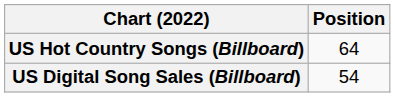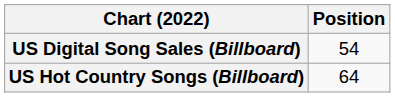rows swapped: (157, 77) <-> (157, 48)
